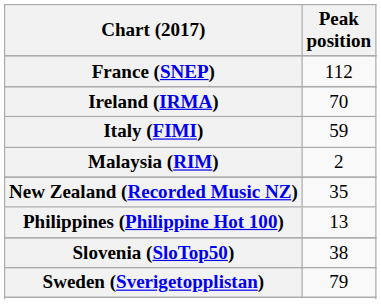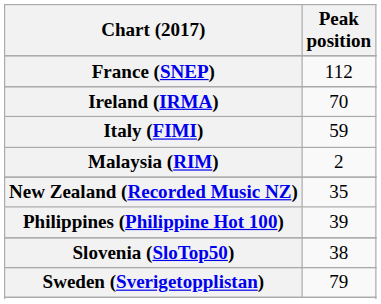(339, 222) 13 -> (339, 222) 39
